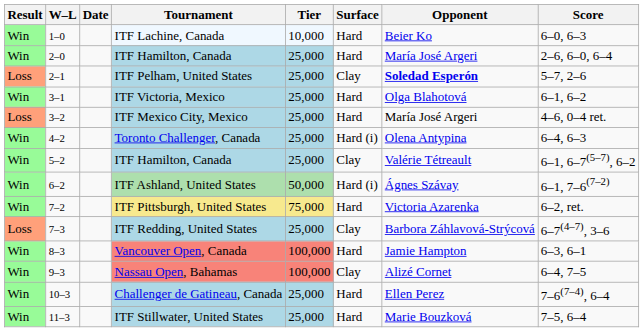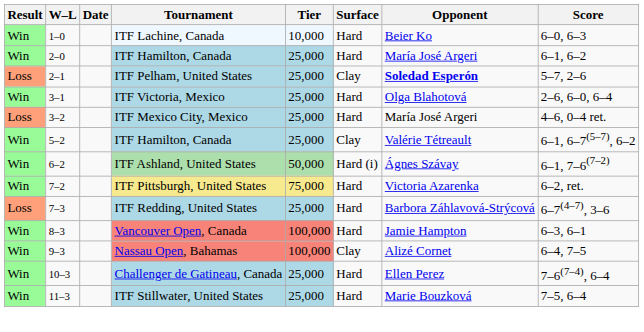(576, 55) 2–6, 6–0, 6–4 -> (564, 55) 6–1, 6–2
(564, 96) 6–1, 6–2 -> (576, 96) 2–6, 6–0, 6–4
- row: (57, 138)
(349, 229) Clay -> (349, 208) Hard
